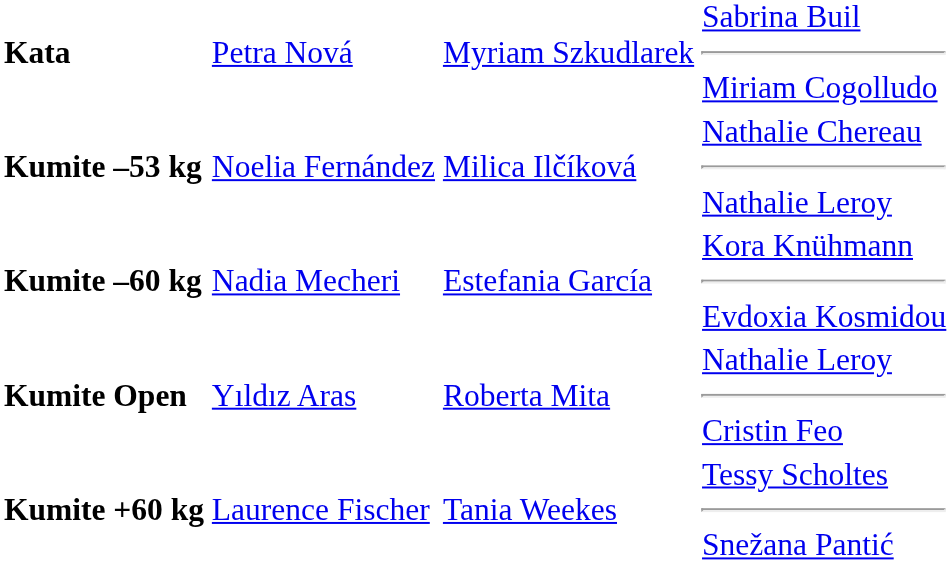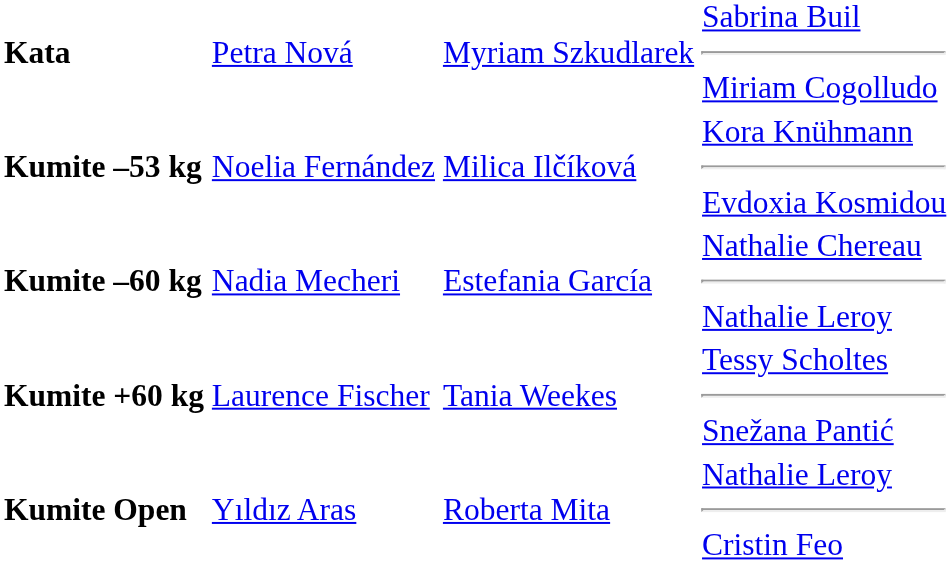(824, 166) Nathalie Chereau Nathalie Leroy -> (824, 166) Kora Knühmann Evdoxia Kosmidou
(824, 281) Kora Knühmann Evdoxia Kosmidou -> (824, 281) Nathalie Chereau Nathalie Leroy
rows swapped: (104, 509) <-> (95, 395)
